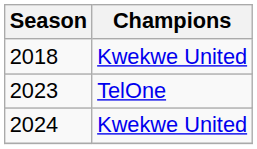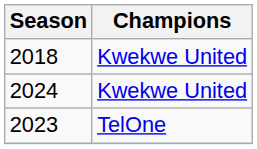rows swapped: (34, 90) <-> (34, 125)
